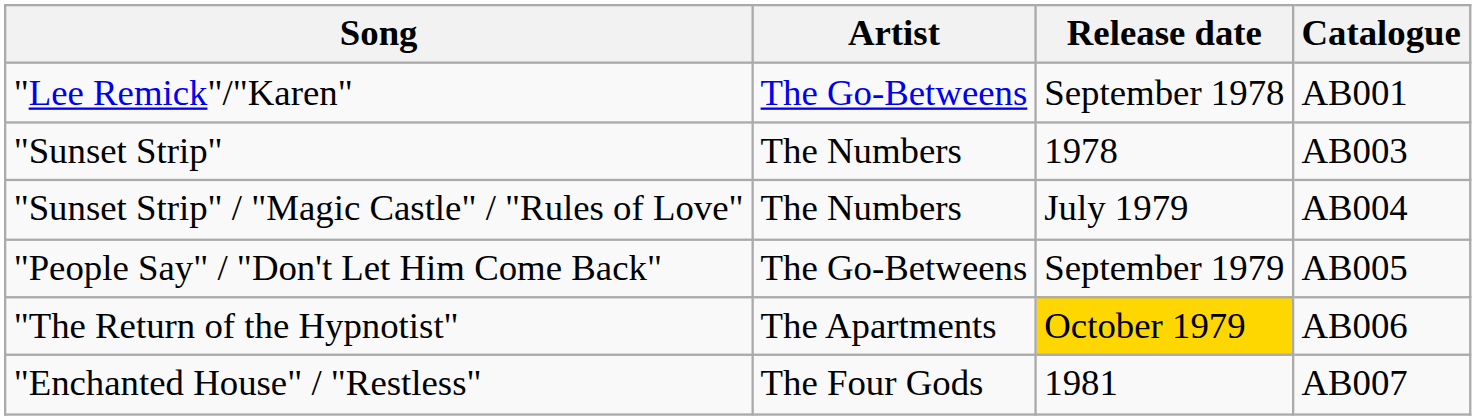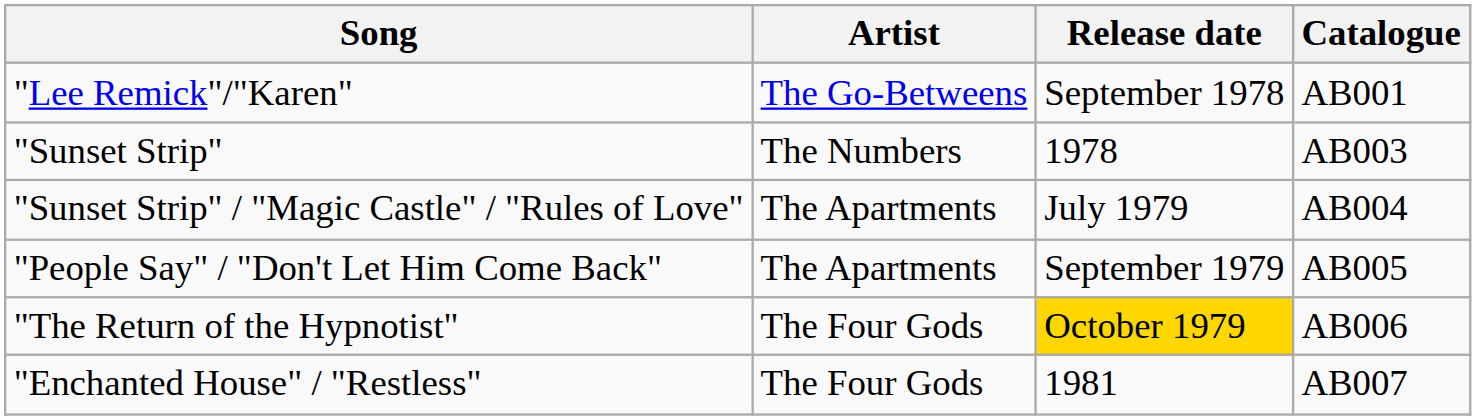(861, 208) The Numbers -> (879, 208) The Apartments
(894, 267) The Go-Betweens -> (879, 267) The Apartments
(879, 325) The Apartments -> (872, 325) The Four Gods
